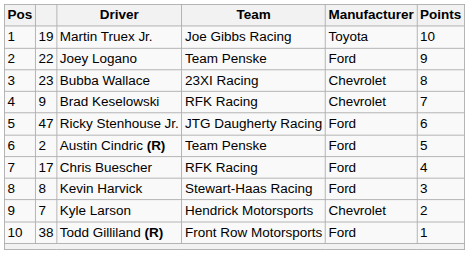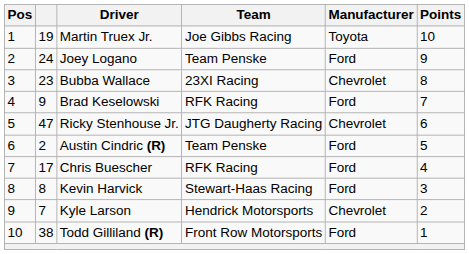(46, 58) 22 -> (46, 58) 24
(357, 101) Chevrolet -> (342, 101) Ford
(342, 123) Ford -> (357, 123) Chevrolet
